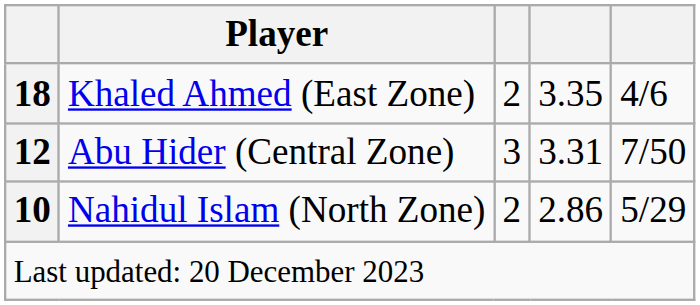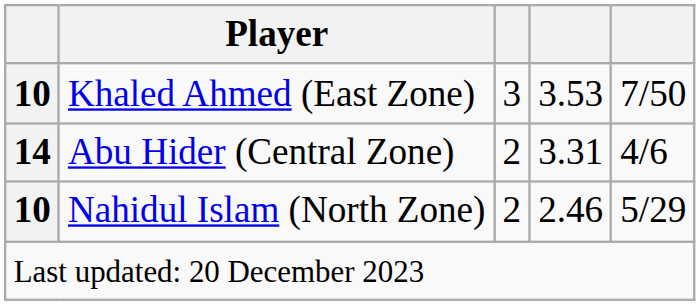(32, 92) 18 -> (32, 92) 10
(512, 92) 2 -> (512, 92) 3
(571, 92) 3.35 -> (571, 92) 3.53
(644, 92) 4/6 -> (653, 92) 7/50
(32, 151) 12 -> (32, 151) 14
(512, 151) 3 -> (512, 151) 2
(653, 151) 7/50 -> (644, 151) 4/6
(571, 210) 2.86 -> (571, 210) 2.46
